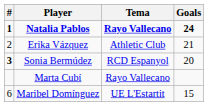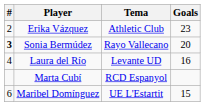- row: (58, 28)
(189, 45) 21 -> (186, 28) 23
(138, 61) RCD Espanyol -> (136, 45) Rayo Vallecano
+ row: (58, 61)
(138, 77) Rayo Vallecano -> (136, 77) RCD Espanyol
